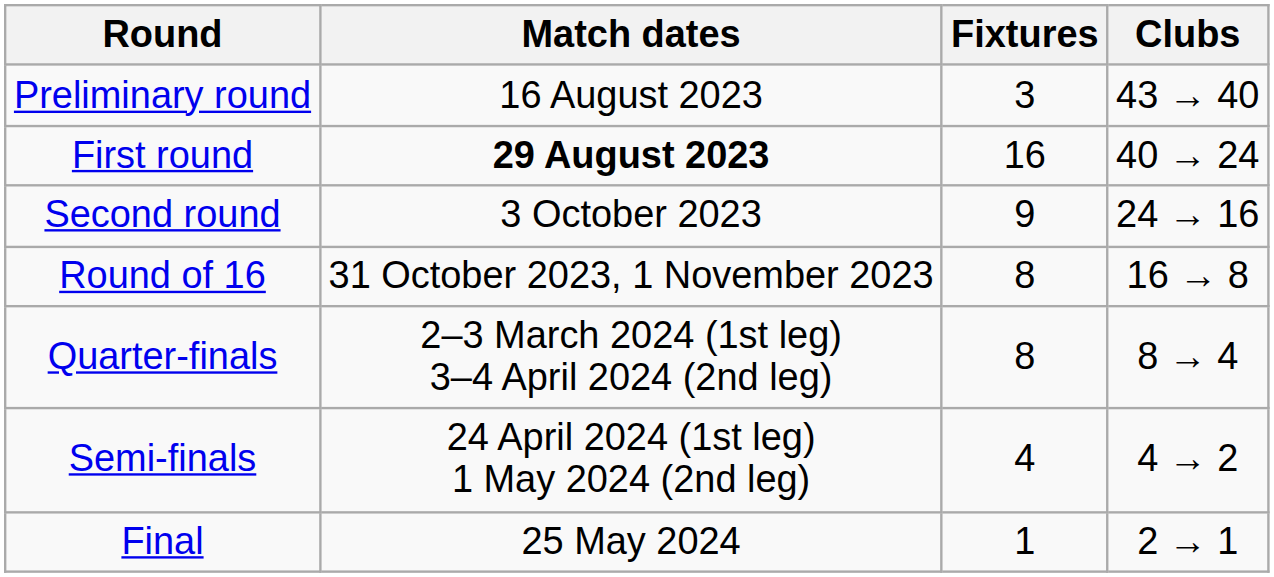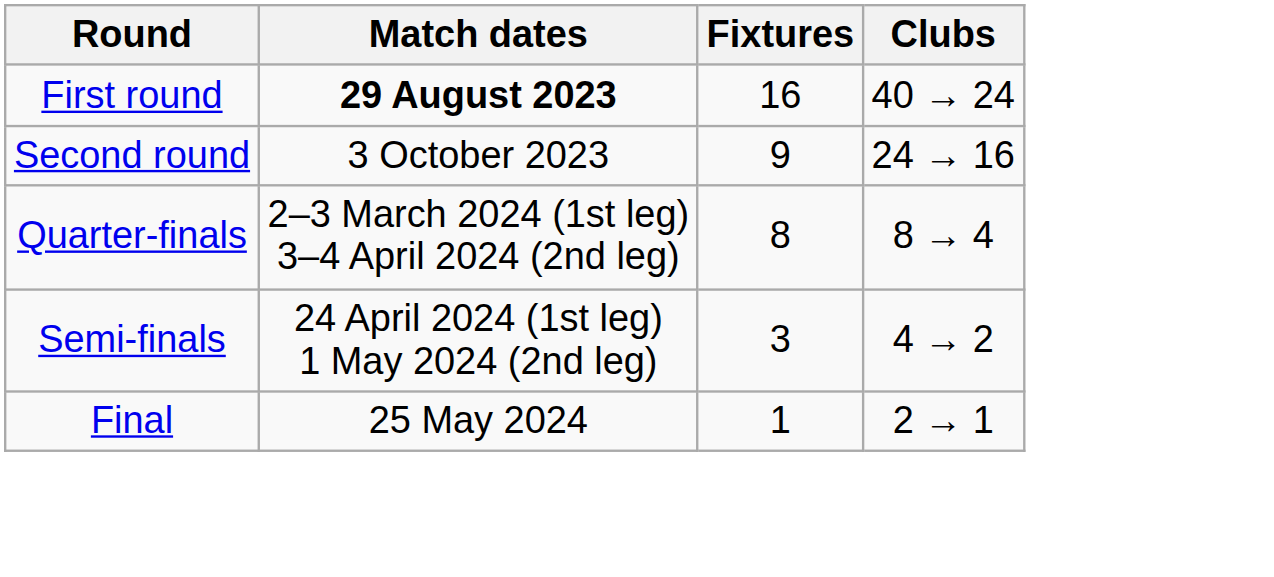- row: (163, 94)
- row: (162, 275)
(1025, 459) 4 -> (780, 339) 3
